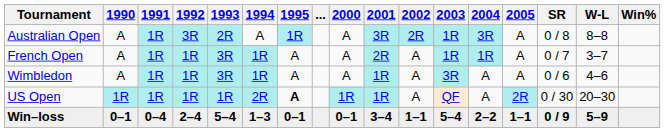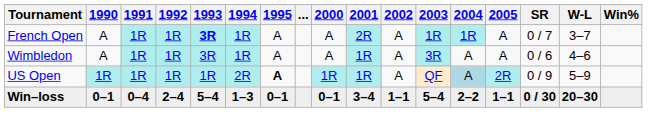- row: (54, 35)
(225, 55) normal -> (208, 35) bold
(486, 96) no background -> (468, 76) lightblue background
(557, 96) 0 / 30 -> (540, 76) 0 / 9
(597, 96) 20–30 -> (580, 76) 5–9
(557, 117) 0 / 9 -> (540, 96) 0 / 30
(597, 117) 5–9 -> (580, 96) 20–30
